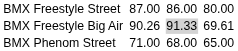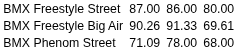(182, 26) lightgrey background -> (182, 26) no background
(145, 43) 71.00 -> (145, 43) 71.09
(182, 43) 68.00 -> (182, 43) 78.00
(219, 43) 65.00 -> (219, 43) 68.00
